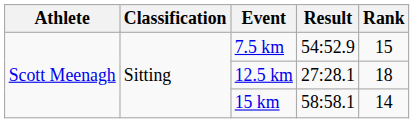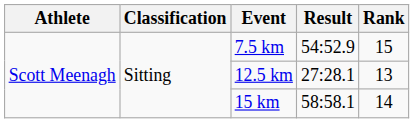(384, 74) 18 -> (384, 74) 13
